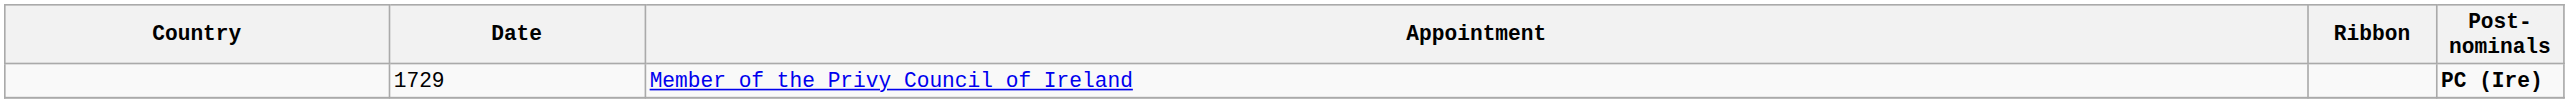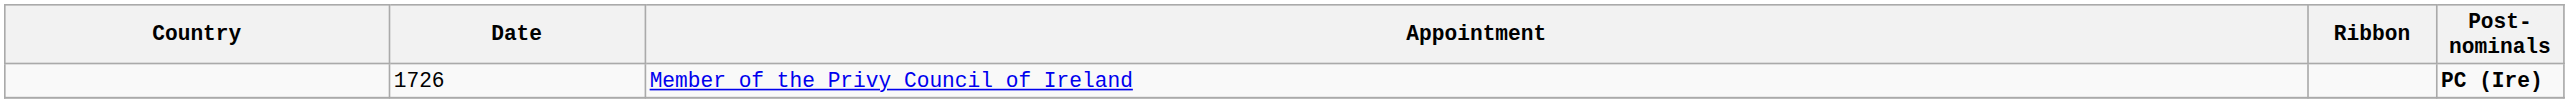(419, 81) 1729 -> (419, 81) 1726
